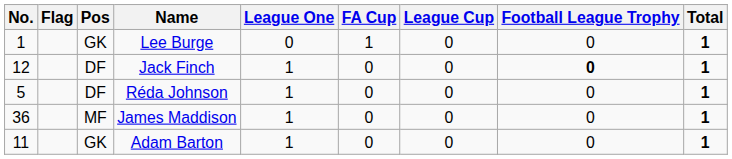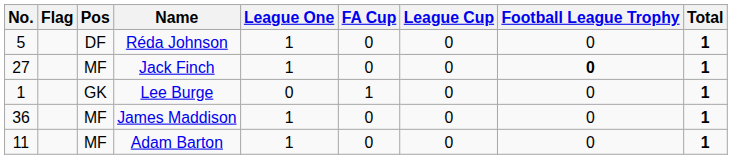rows swapped: (177, 92) <-> (177, 42)
(21, 67) 12 -> (21, 67) 27
(95, 67) DF -> (95, 67) MF
(95, 142) GK -> (95, 142) MF
